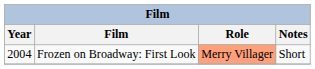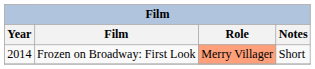(19, 54) 2004 -> (19, 54) 2014
